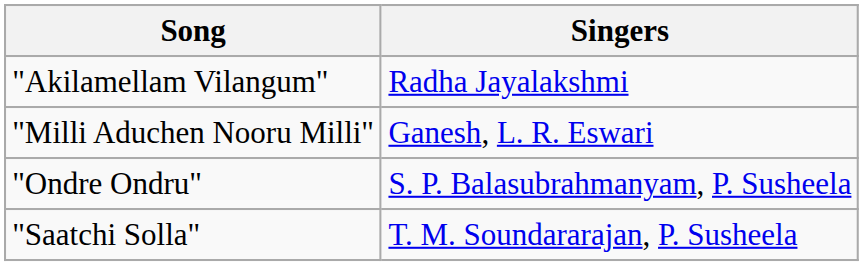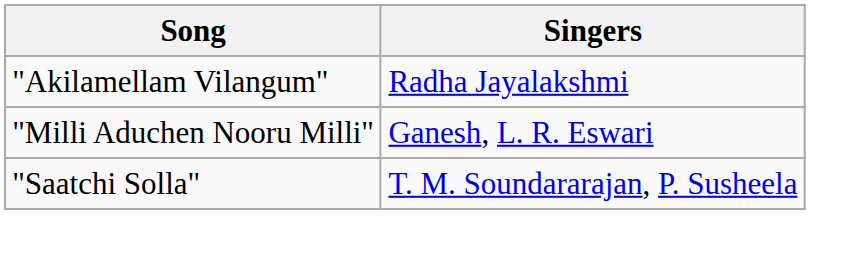- row: (107, 183)
